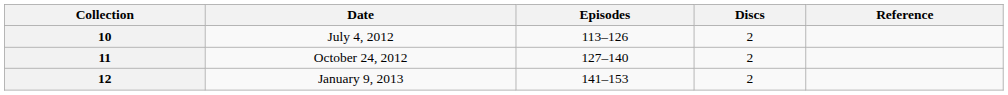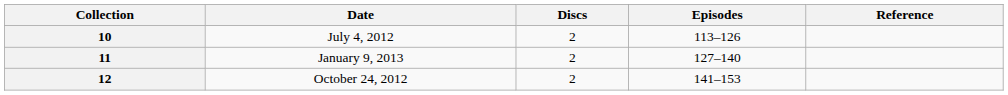columns swapped: (750, 15) <-> (605, 15)
(361, 57) October 24, 2012 -> (361, 57) January 9, 2013
(361, 79) January 9, 2013 -> (361, 79) October 24, 2012
